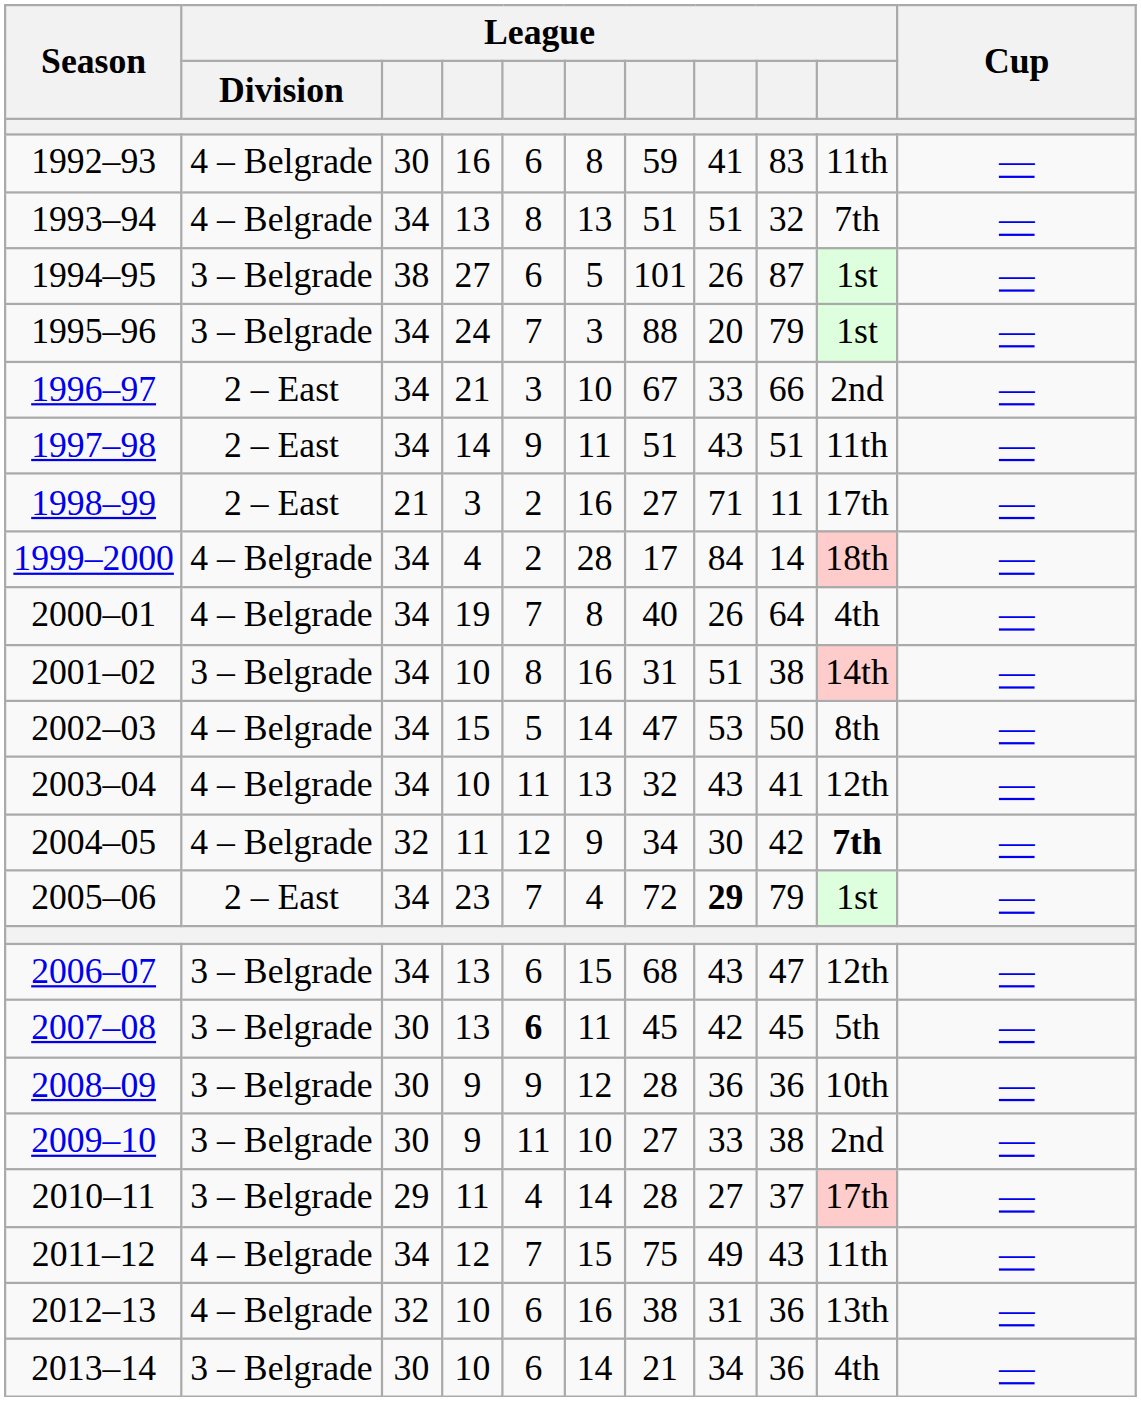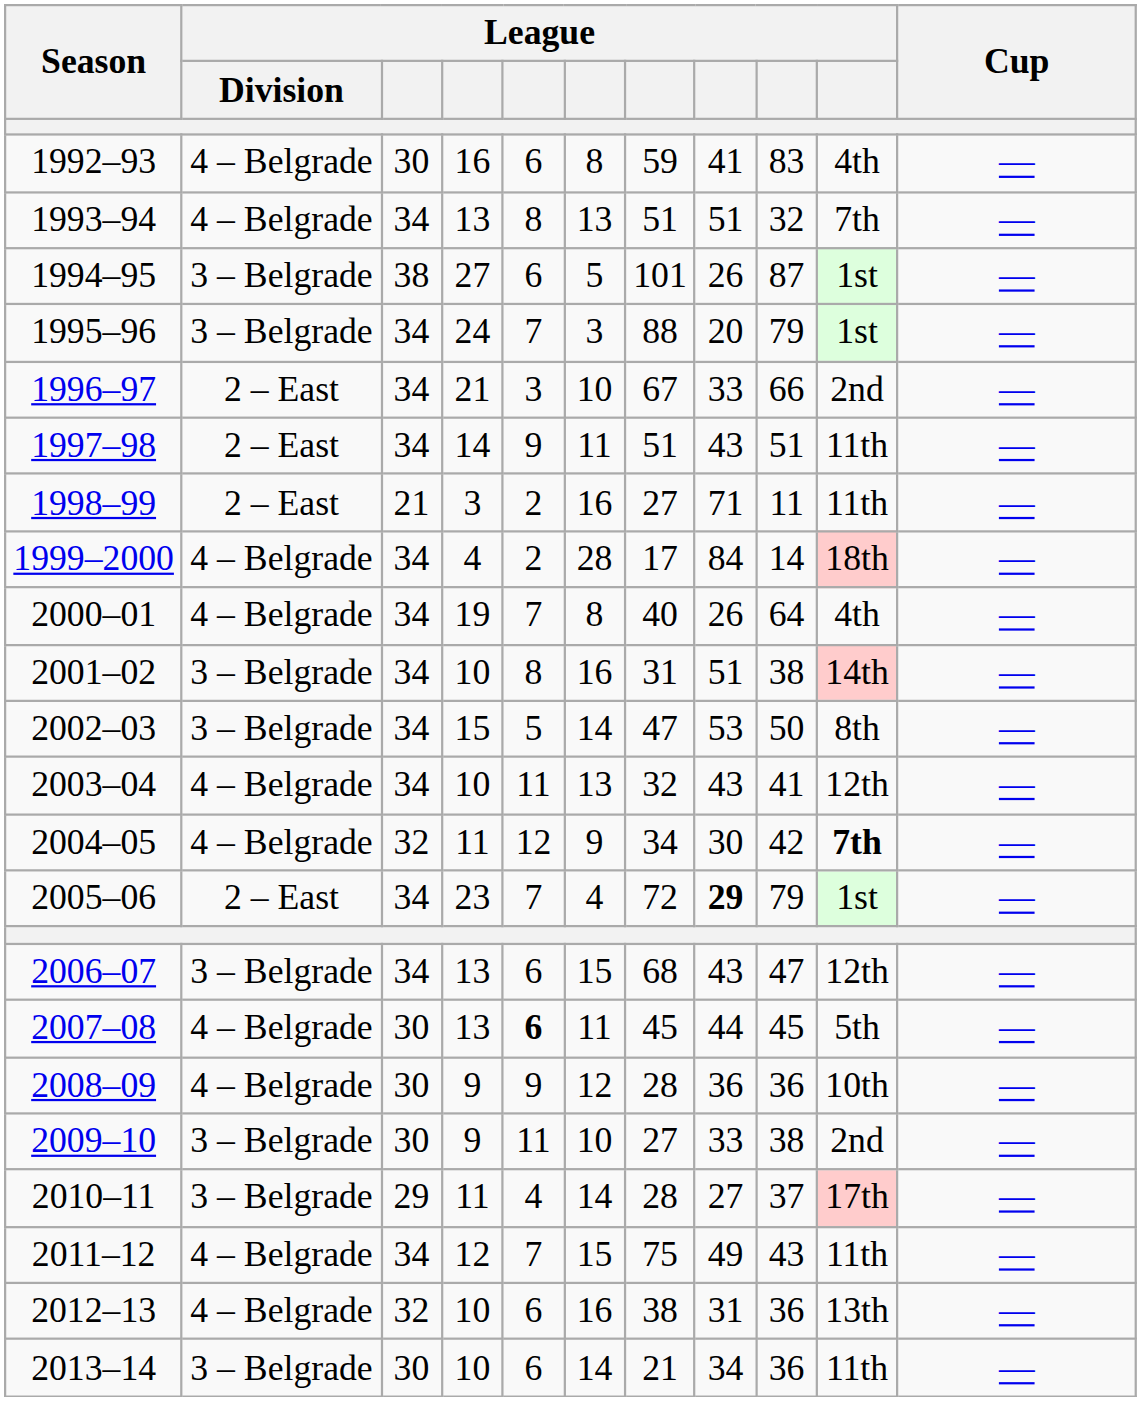(857, 162) 11th -> (857, 162) 4th
(857, 501) 17th -> (857, 501) 11th
(281, 728) 4 – Belgrade -> (281, 728) 3 – Belgrade
(281, 1027) 3 – Belgrade -> (281, 1027) 4 – Belgrade
(726, 1027) 42 -> (726, 1027) 44
(281, 1084) 3 – Belgrade -> (281, 1084) 4 – Belgrade
(857, 1367) 4th -> (857, 1367) 11th
